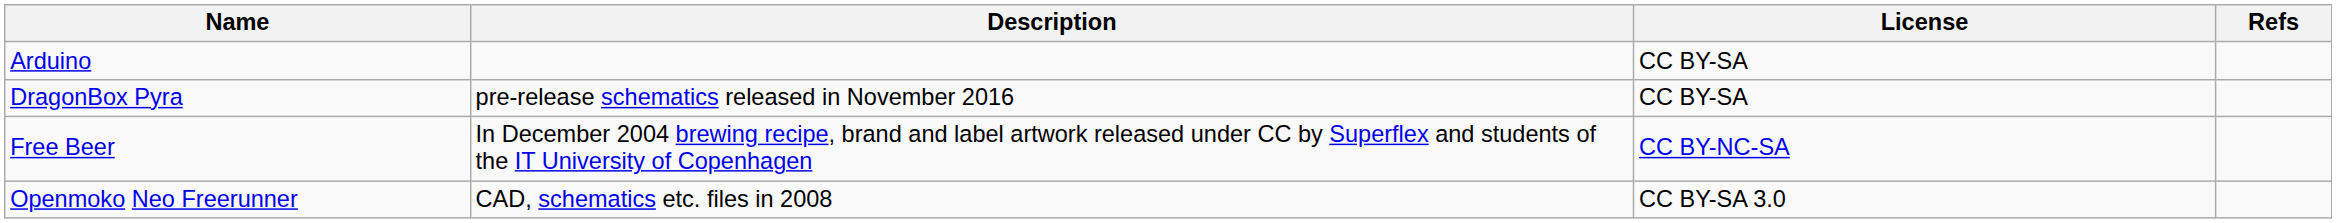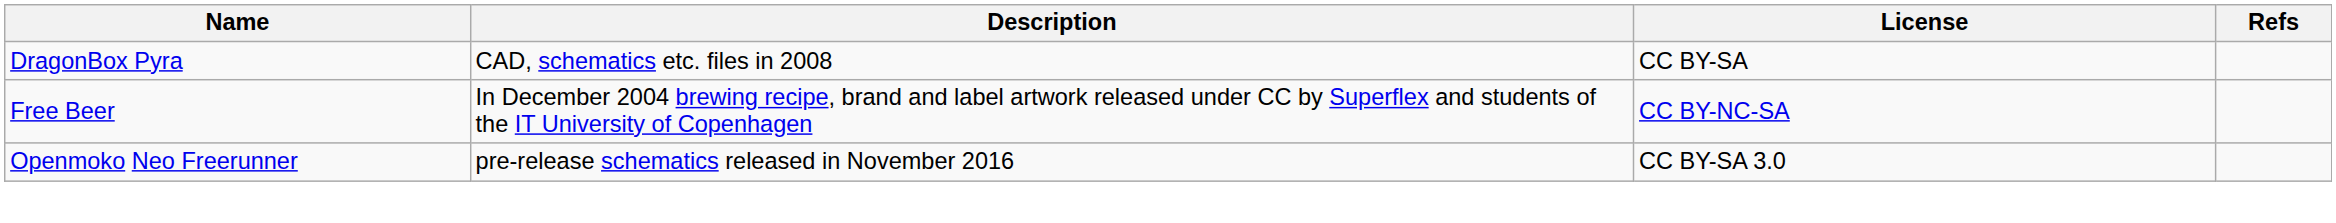- row: (51, 60)
(745, 97) pre-release schematics released in November 2016 -> (654, 60) CAD, schematics etc. files in 2008
(654, 198) CAD, schematics etc. files in 2008 -> (745, 161) pre-release schematics released in November 2016
